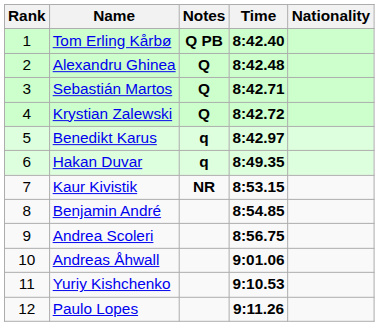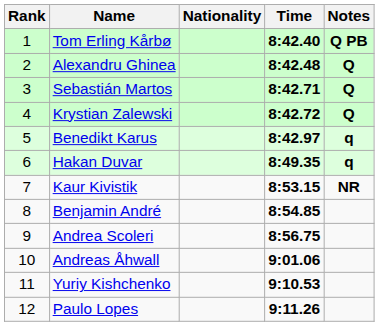columns swapped: (331, 16) <-> (204, 16)
